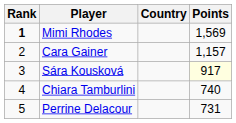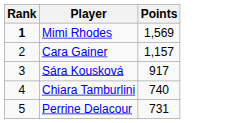- column: (164, 14)
(211, 71) lightyellow background -> (159, 71) no background
